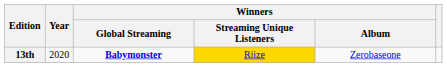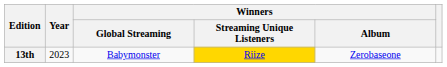(59, 54) 2020 -> (59, 54) 2023
(134, 54) bold -> (134, 54) normal
